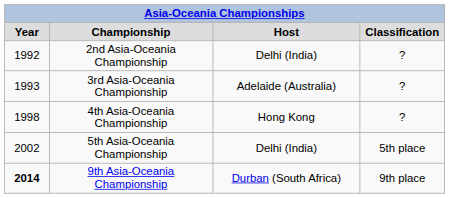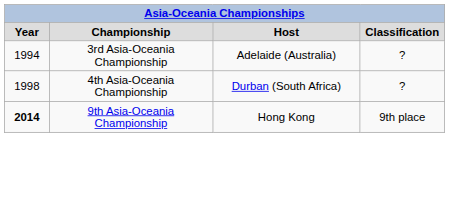- row: (131, 56)
(27, 87) 1993 -> (27, 56) 1994
(286, 117) Hong Kong -> (286, 87) Durban (South Africa)
- row: (131, 148)
(286, 178) Durban (South Africa) -> (286, 117) Hong Kong
